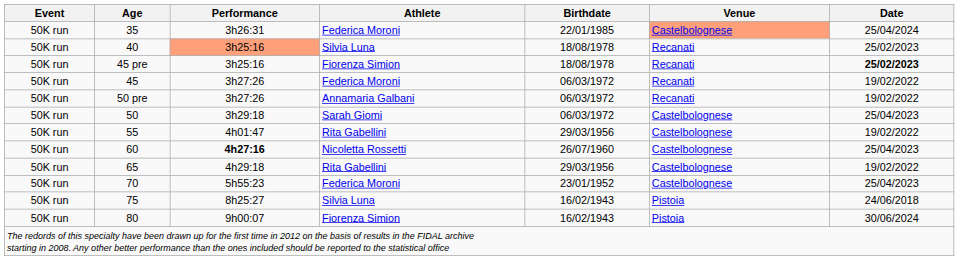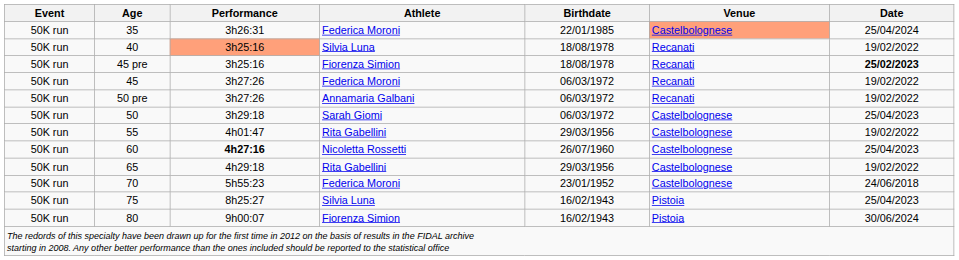(892, 47) 25/02/2023 -> (892, 47) 19/02/2022
(892, 184) 25/04/2023 -> (892, 184) 24/06/2018
(892, 201) 24/06/2018 -> (892, 201) 25/04/2023
